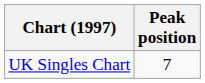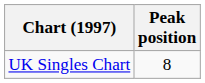(167, 64) 7 -> (167, 64) 8
